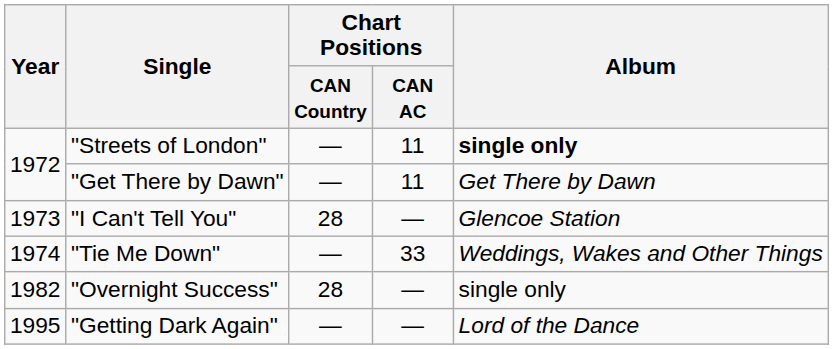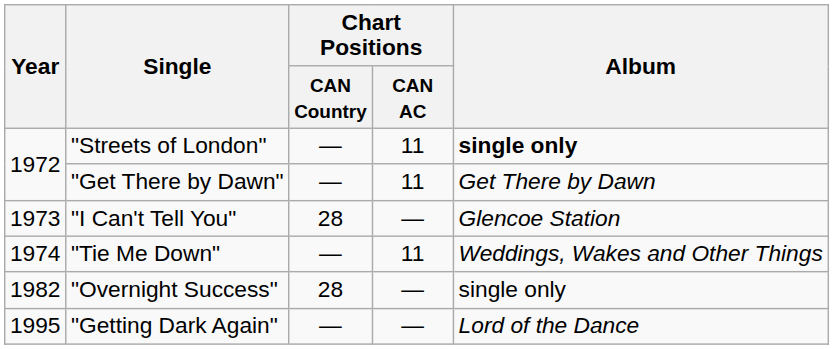(413, 253) 33 -> (413, 253) 11
